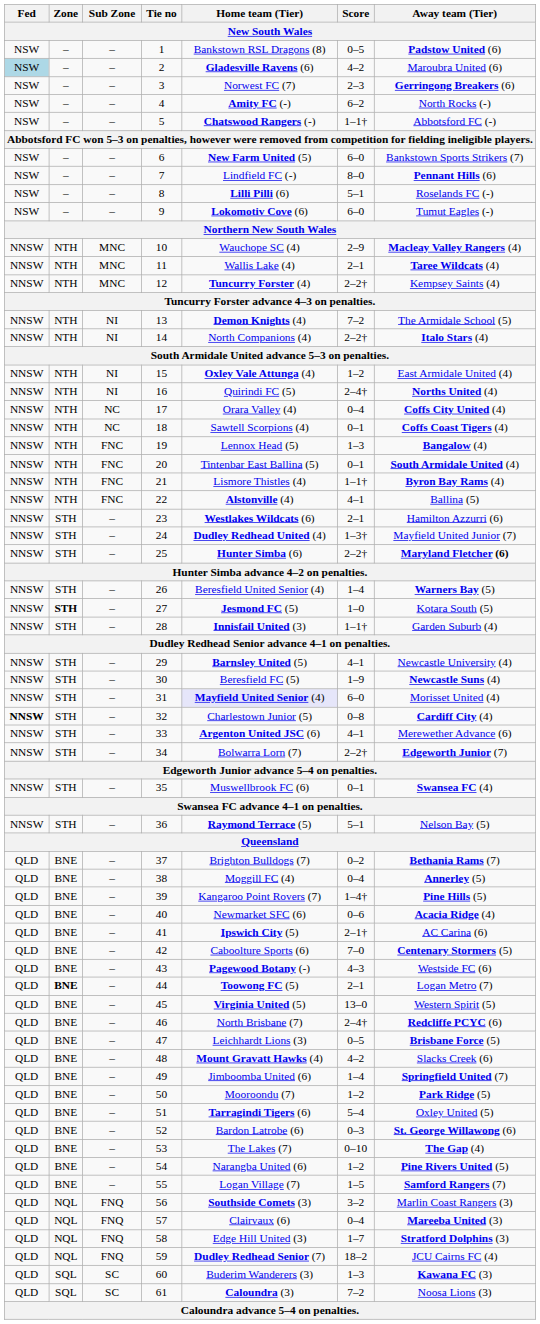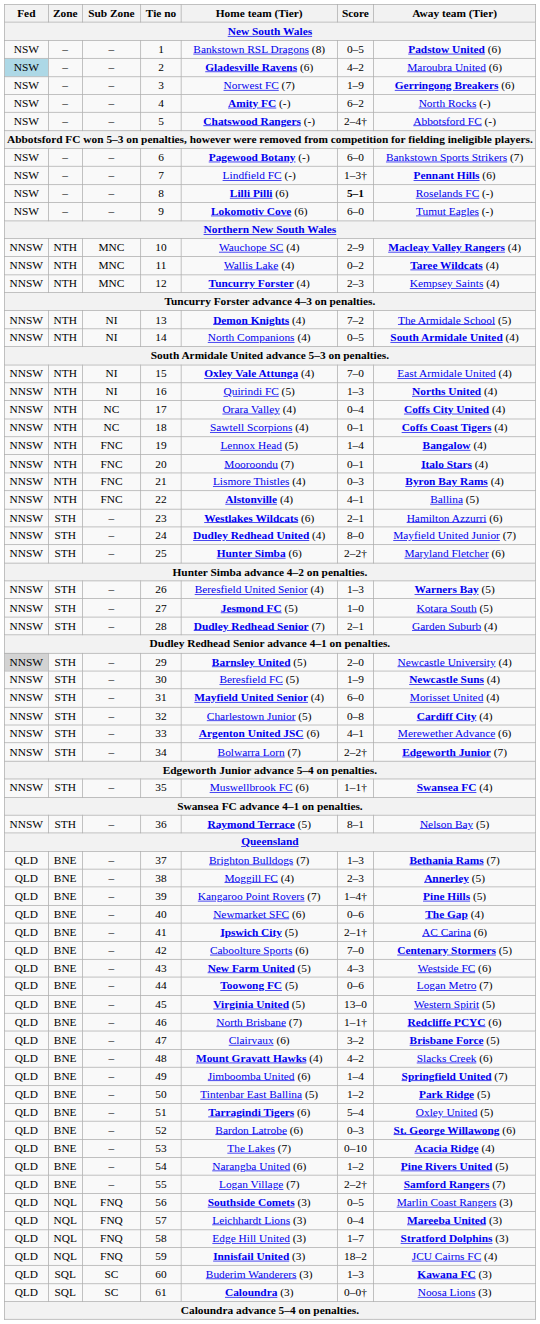(356, 85) 2–3 -> (355, 85) 1–9
(356, 121) 1–1† -> (355, 121) 2–4†
(260, 157) New Farm United (5) -> (259, 157) Pagewood Botany (-)
(356, 175) 8–0 -> (355, 175) 1–3†
(356, 193) normal -> (355, 193) bold
(356, 265) 2–1 -> (355, 265) 0–2
(356, 283) 2–2† -> (355, 283) 2–3
(356, 337) 2–2† -> (355, 337) 0–5
(455, 337) Italo Stars (4) -> (455, 337) South Armidale United (4)
(356, 373) 1–2 -> (355, 373) 7–0
(356, 391) 2–4† -> (355, 391) 1–3
(356, 445) 1–3 -> (355, 445) 1–4
(260, 463) Tintenbar East Ballina (5) -> (259, 463) Mooroondu (7)
(455, 463) South Armidale United (4) -> (455, 463) Italo Stars (4)
(356, 481) 1–1† -> (355, 481) 0–3
(356, 535) 1–3† -> (355, 535) 8–0
(455, 553) bold -> (455, 553) normal
(356, 590) 1–4 -> (355, 590) 1–3
(66, 608) bold -> (65, 608) normal
(260, 626) Innisfail United (3) -> (259, 626) Dudley Redhead Senior (7)
(356, 626) 1–1† -> (355, 626) 2–1
(27, 662) no background -> (26, 662) lightgrey background
(356, 662) 4–1 -> (355, 662) 2–0
(260, 698) lavender background -> (259, 698) no background
(27, 716) bold -> (26, 716) normal
(356, 788) 0–1 -> (355, 788) 1–1†
(356, 824) 5–1 -> (355, 824) 8–1
(356, 860) 0–2 -> (355, 860) 1–3
(356, 878) 0–4 -> (355, 878) 2–3
(455, 914) Acacia Ridge (4) -> (455, 914) The Gap (4)
(260, 968) Pagewood Botany (-) -> (259, 968) New Farm United (5)
(66, 986) bold -> (65, 986) normal
(356, 986) 2–1 -> (355, 986) 0–6
(356, 1022) 2–4† -> (355, 1022) 1–1†
(260, 1040) Leichhardt Lions (3) -> (259, 1040) Clairvaux (6)
(356, 1040) 0–5 -> (355, 1040) 3–2
(260, 1094) Mooroondu (7) -> (259, 1094) Tintenbar East Ballina (5)
(455, 1148) The Gap (4) -> (455, 1148) Acacia Ridge (4)
(356, 1184) 1–5 -> (355, 1184) 2–2†
(356, 1202) 3–2 -> (355, 1202) 0–5
(260, 1220) Clairvaux (6) -> (259, 1220) Leichhardt Lions (3)
(260, 1256) Dudley Redhead Senior (7) -> (259, 1256) Innisfail United (3)
(356, 1292) 7–2 -> (355, 1292) 0–0†
